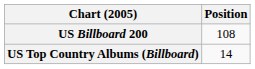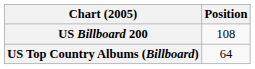(226, 53) 14 -> (226, 53) 64
